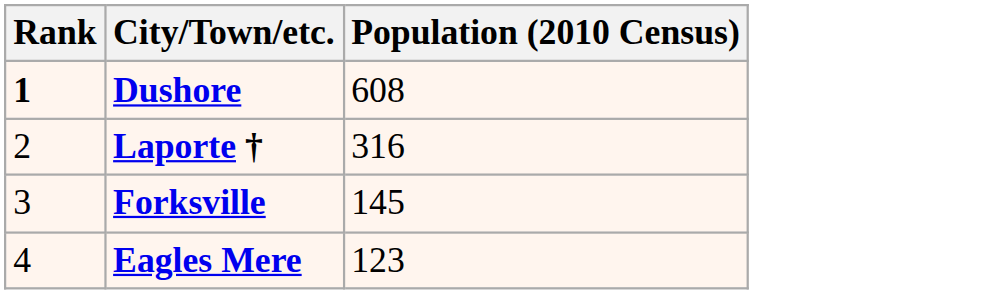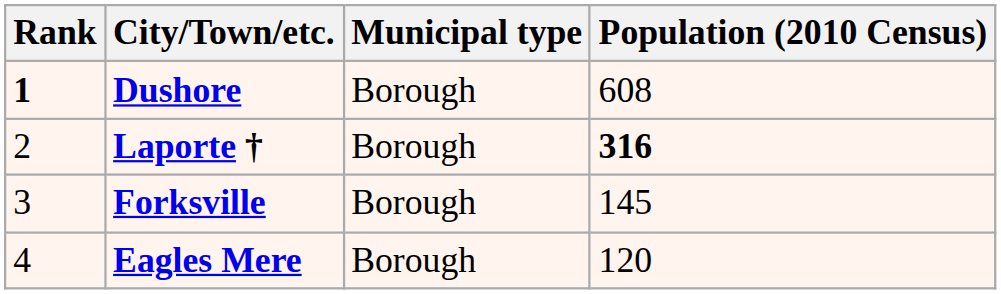+ column: (467, 32)
(378, 145) normal -> (625, 145) bold
(378, 259) 123 -> (625, 259) 120
